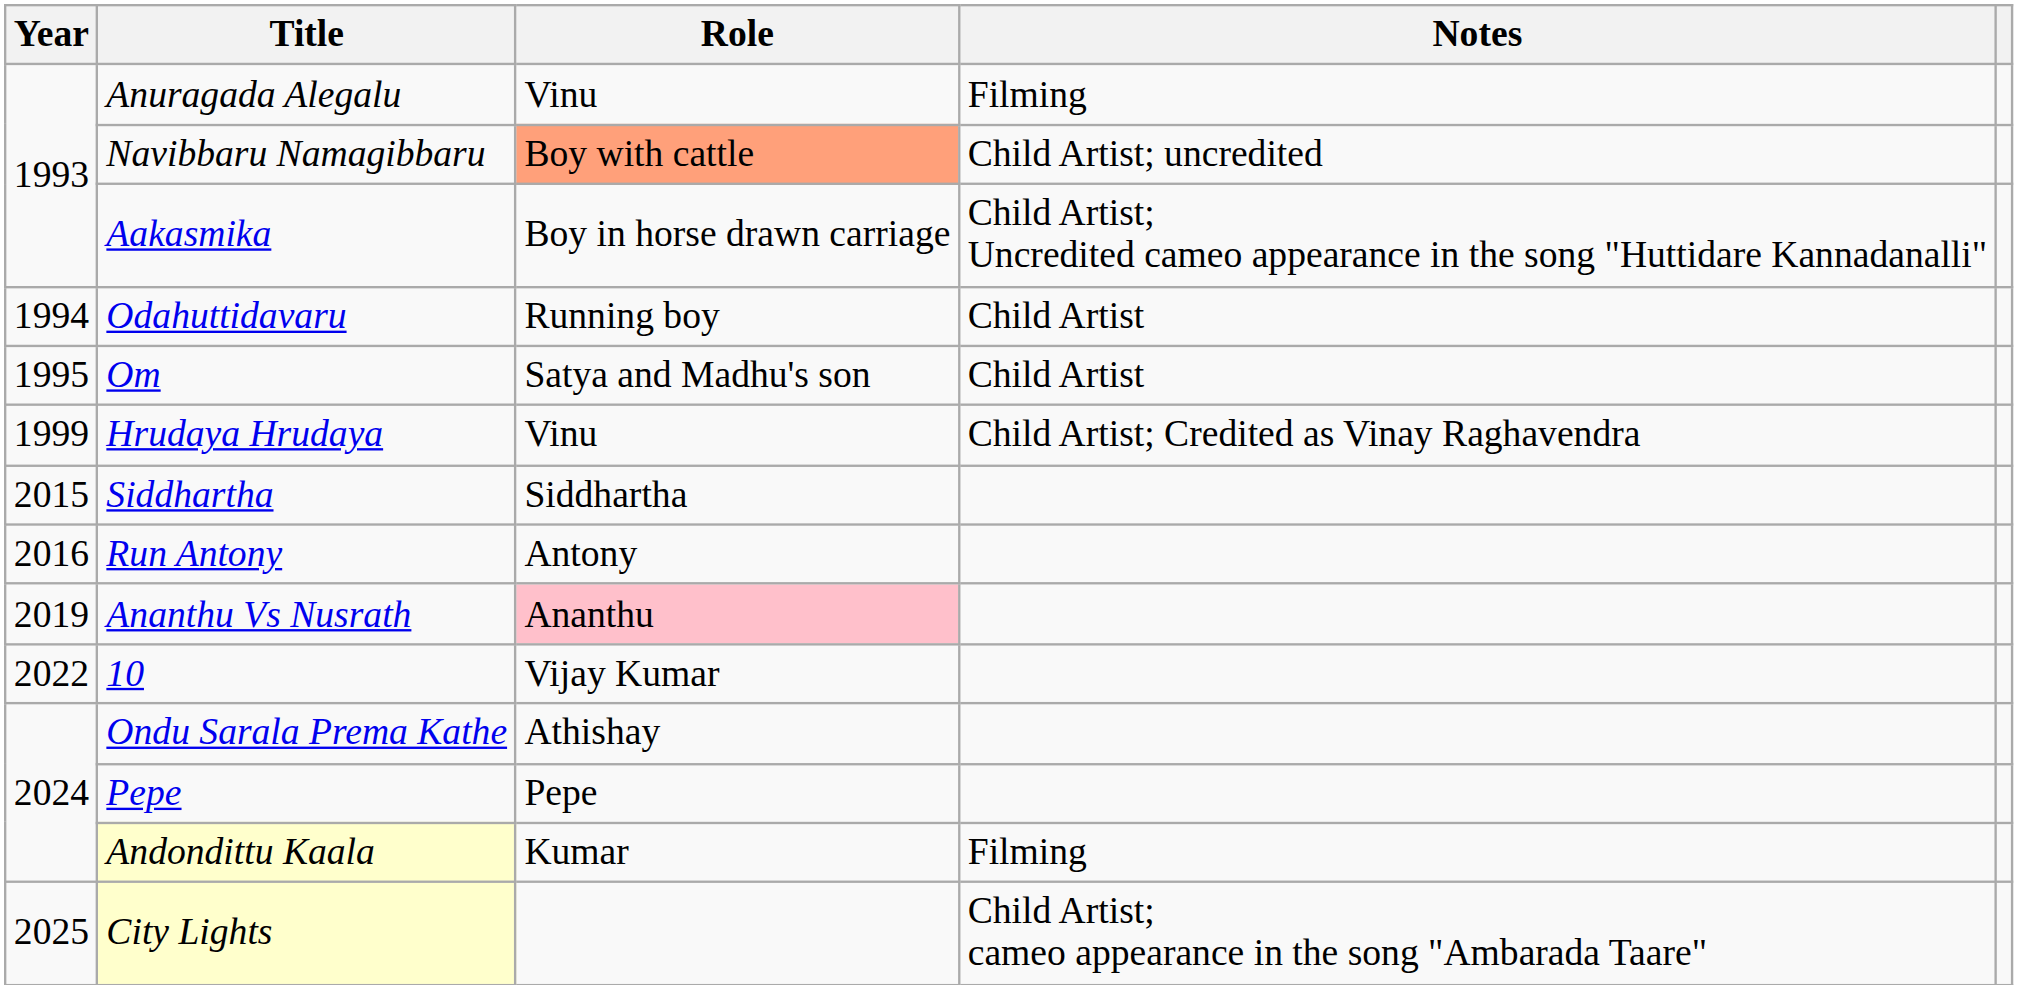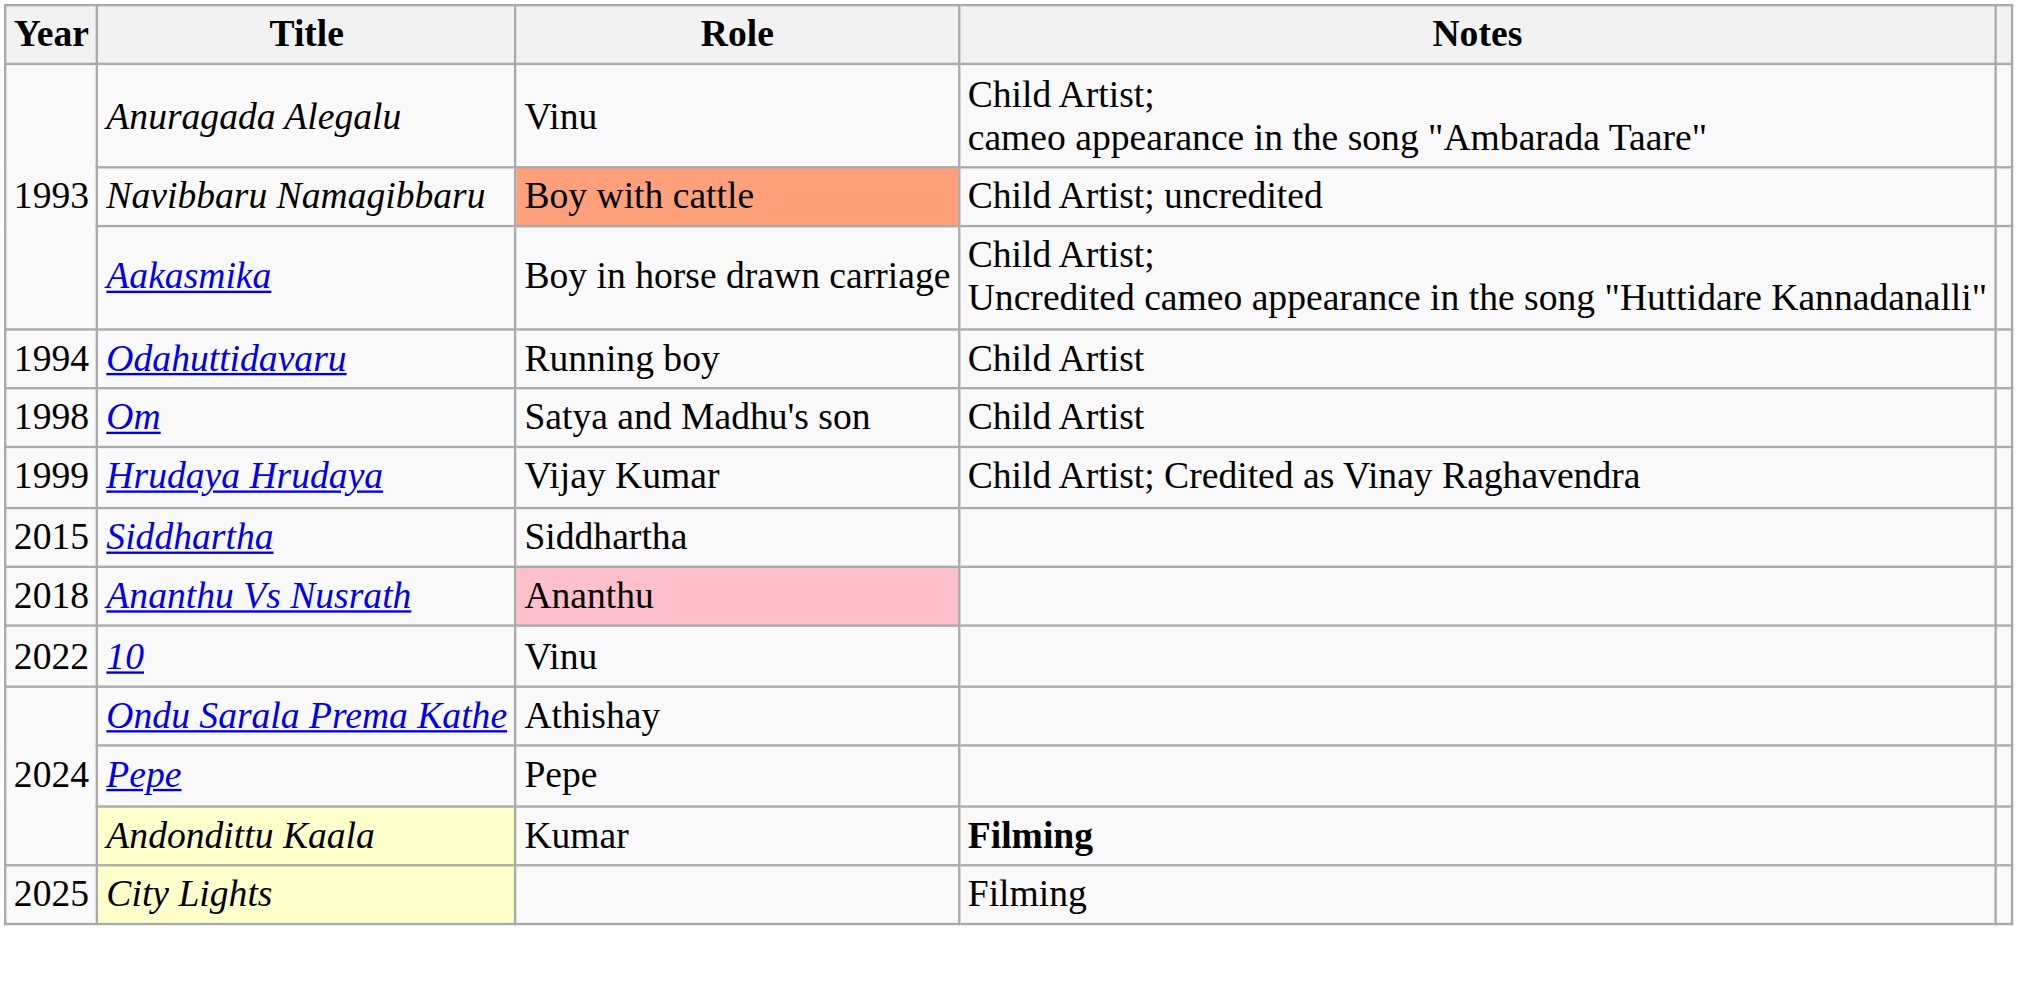(1027, 93) Filming -> (1337, 115) Child Artist; cameo appearance in the song "Ambarada Taare"
(51, 374) 1995 -> (51, 417) 1998
(561, 434) Vinu -> (622, 476) Vijay Kumar
- row: (194, 553)
(51, 613) 2019 -> (51, 595) 2018
(622, 672) Vijay Kumar -> (561, 655) Vinu
(1027, 851) normal -> (1030, 834) bold
(1337, 932) Child Artist; cameo appearance in the song "Ambarada Taare" -> (1027, 894) Filming
